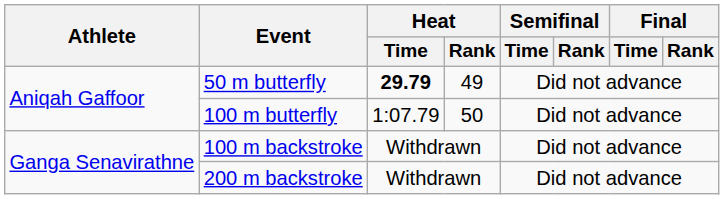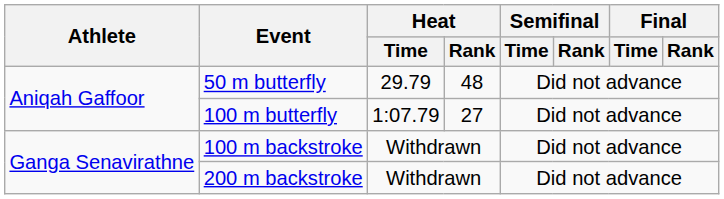(406, 83) bold -> (406, 83) normal
(472, 83) 49 -> (472, 83) 48
(472, 115) 50 -> (472, 115) 27
